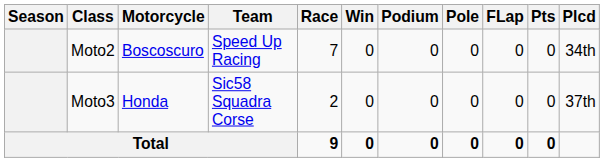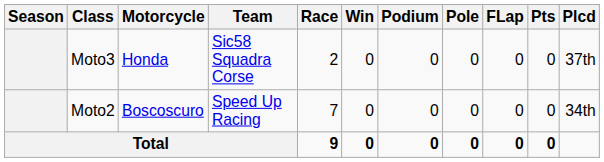rows swapped: (93, 101) <-> (93, 50)
